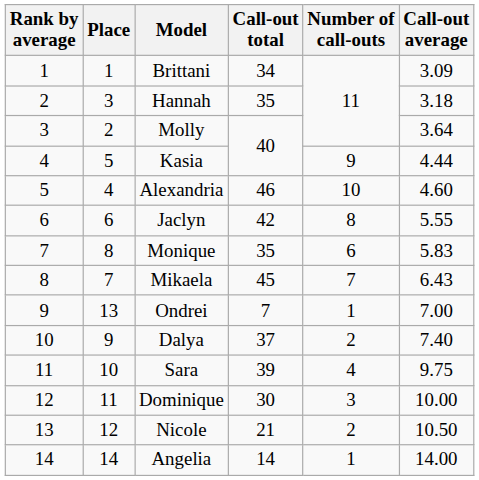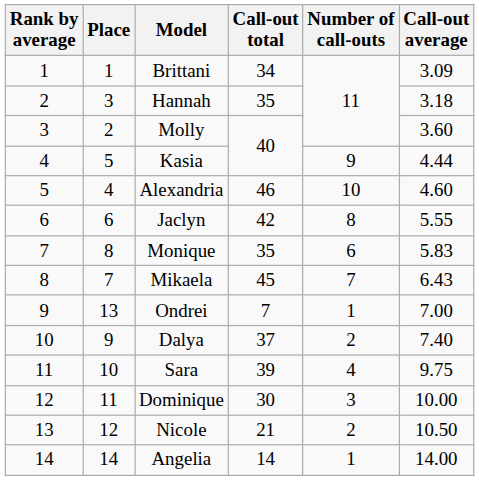(436, 130) 3.64 -> (436, 130) 3.60
